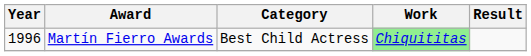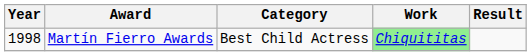(24, 39) 1996 -> (24, 39) 1998
